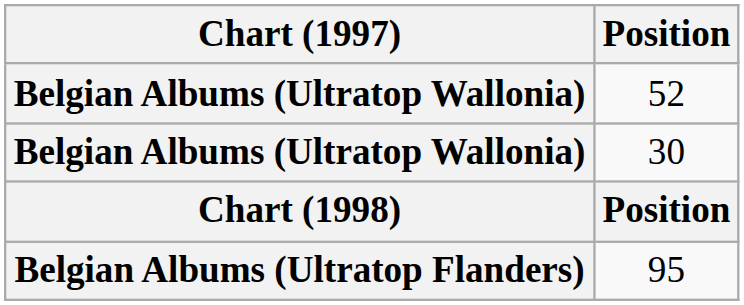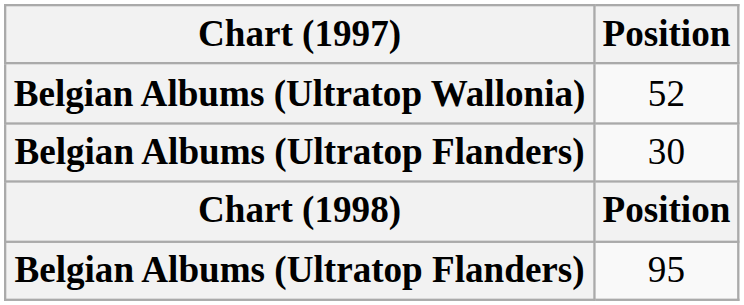(300, 151) Belgian Albums (Ultratop Wallonia) -> (300, 151) Belgian Albums (Ultratop Flanders)
